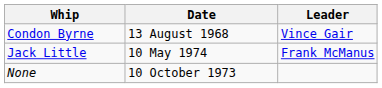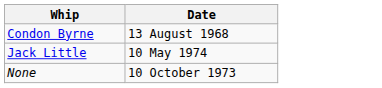- column: (328, 14)
